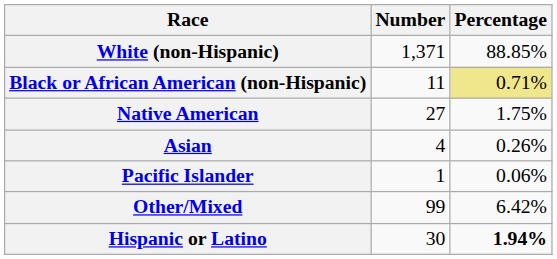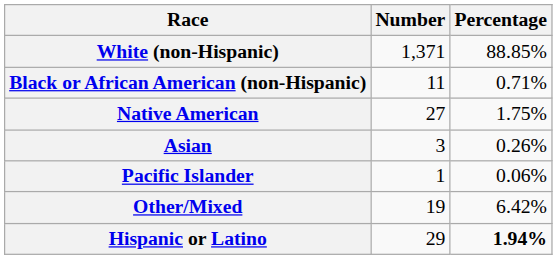(522, 82) khaki background -> (522, 82) no background
(440, 144) 4 -> (440, 144) 3
(436, 207) 99 -> (436, 207) 19
(436, 238) 30 -> (436, 238) 29
